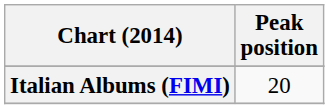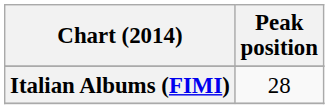(279, 84) 20 -> (279, 84) 28
